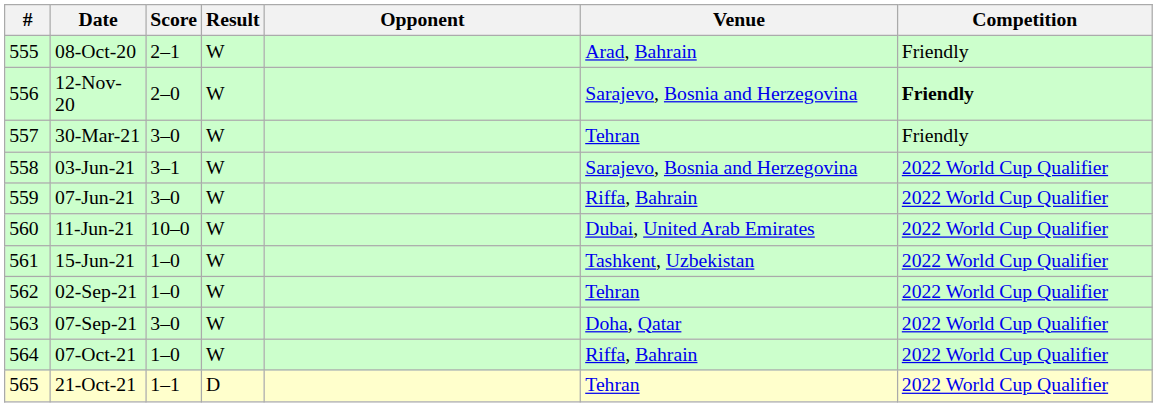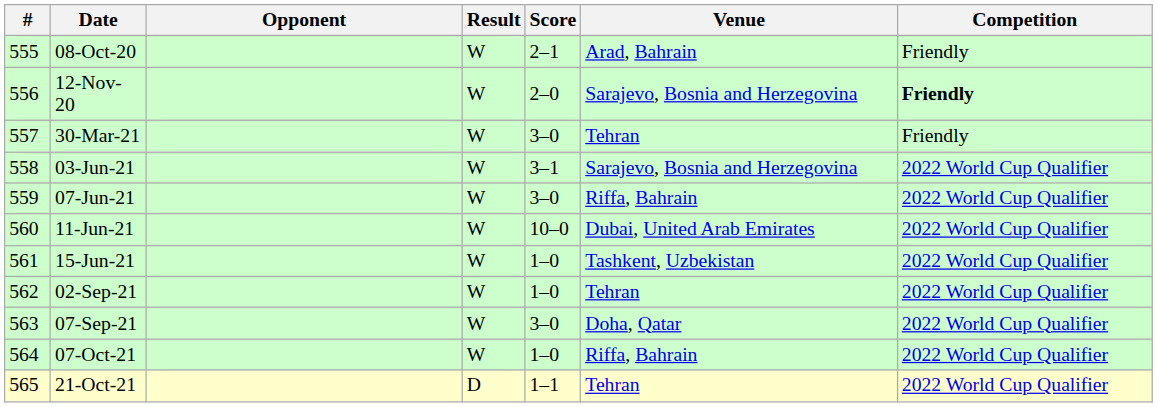columns swapped: (422, 20) <-> (174, 20)
